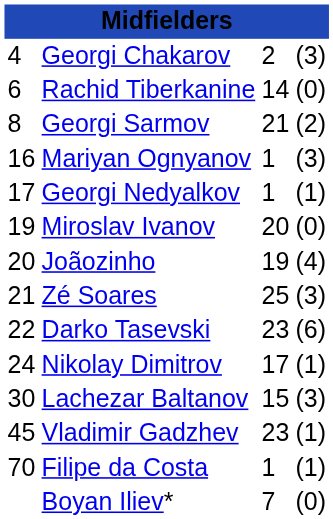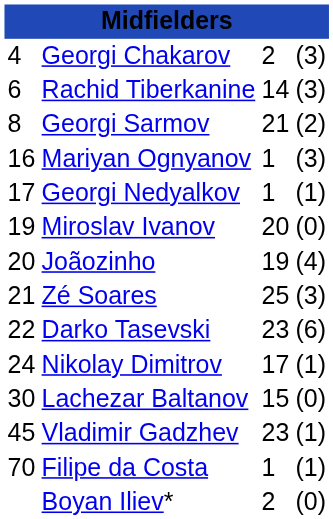(311, 89) (0) -> (311, 89) (3)
(311, 398) (3) -> (311, 398) (0)
(268, 501) 7 -> (268, 501) 2
